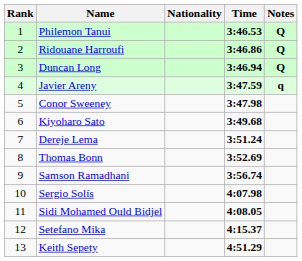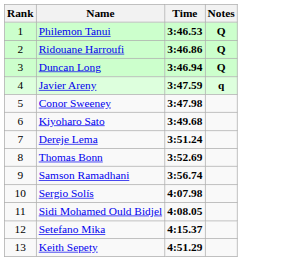- column: (194, 13)
